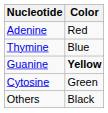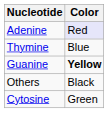(77, 30) no background -> (77, 30) lavender background
rows swapped: (28, 82) <-> (23, 99)
